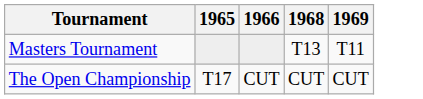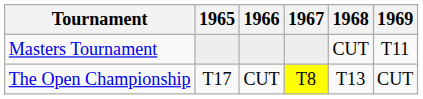+ column: (306, 19)
(306, 49) T13 -> (351, 49) CUT
(306, 79) CUT -> (351, 79) T13
